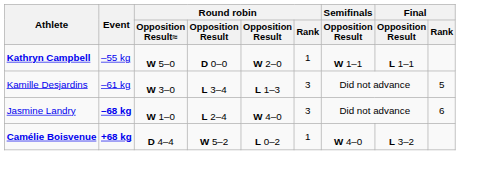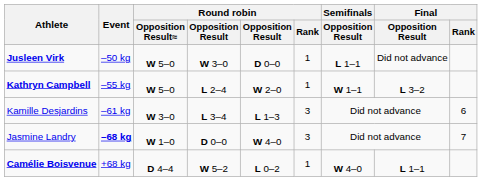+ row: (35, 58)
(214, 64) D 0–0 -> (214, 90) L 2–4
(402, 64) L 1–1 -> (412, 90) L 3–2
(442, 85) 5 -> (463, 111) 6
(214, 116) L 2–4 -> (214, 143) D 0–0
(442, 111) 6 -> (463, 137) 7
(116, 137) bold -> (116, 164) normal
(402, 143) L 3–2 -> (412, 169) L 1–1
